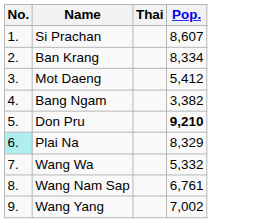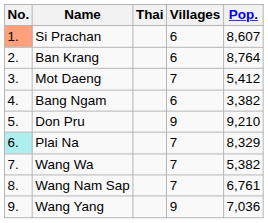+ column: (195, 15)
(13, 36) no background -> (13, 36) lightsalmon background
(187, 57) 8,334 -> (243, 57) 8,764
(187, 121) bold -> (243, 121) normal
(187, 164) 5,332 -> (243, 164) 5,382
(187, 206) 7,002 -> (243, 206) 7,036
